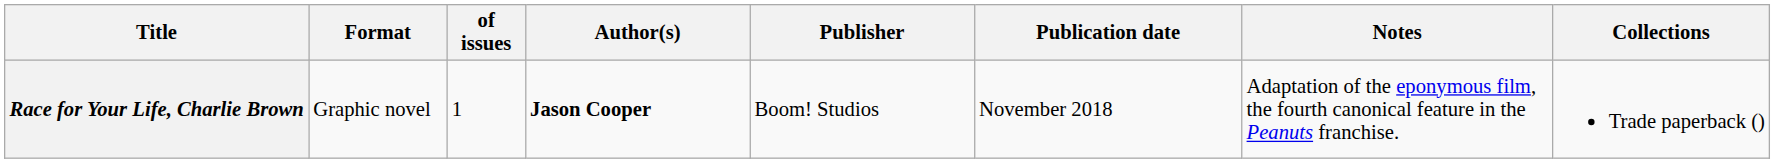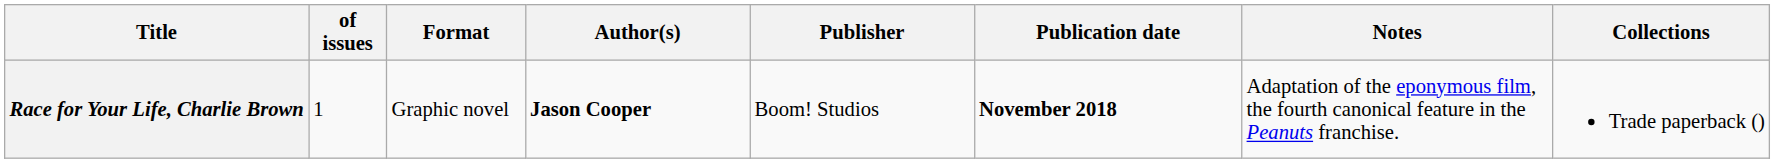columns swapped: (486, 32) <-> (378, 32)
(1046, 109) normal -> (1048, 109) bold
